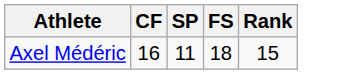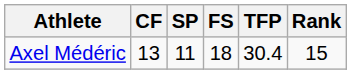+ column: (263, 21)
(149, 53) 16 -> (149, 53) 13
